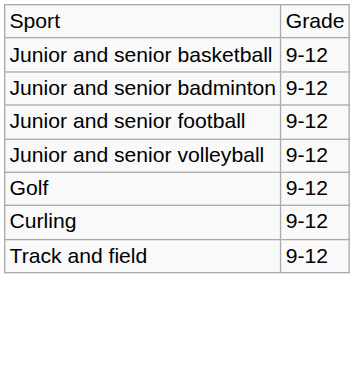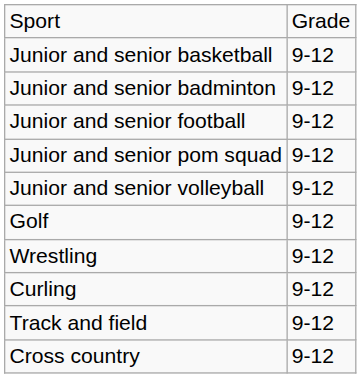+ row: (146, 155)
+ row: (53, 255)
+ row: (75, 356)
